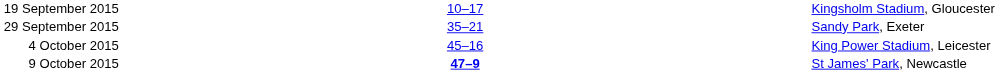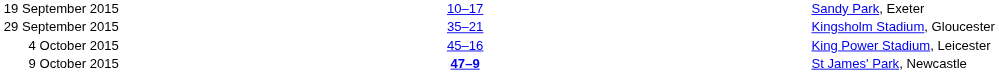(903, 9) Kingsholm Stadium, Gloucester -> (868, 9) Sandy Park, Exeter
(868, 27) Sandy Park, Exeter -> (903, 27) Kingsholm Stadium, Gloucester
